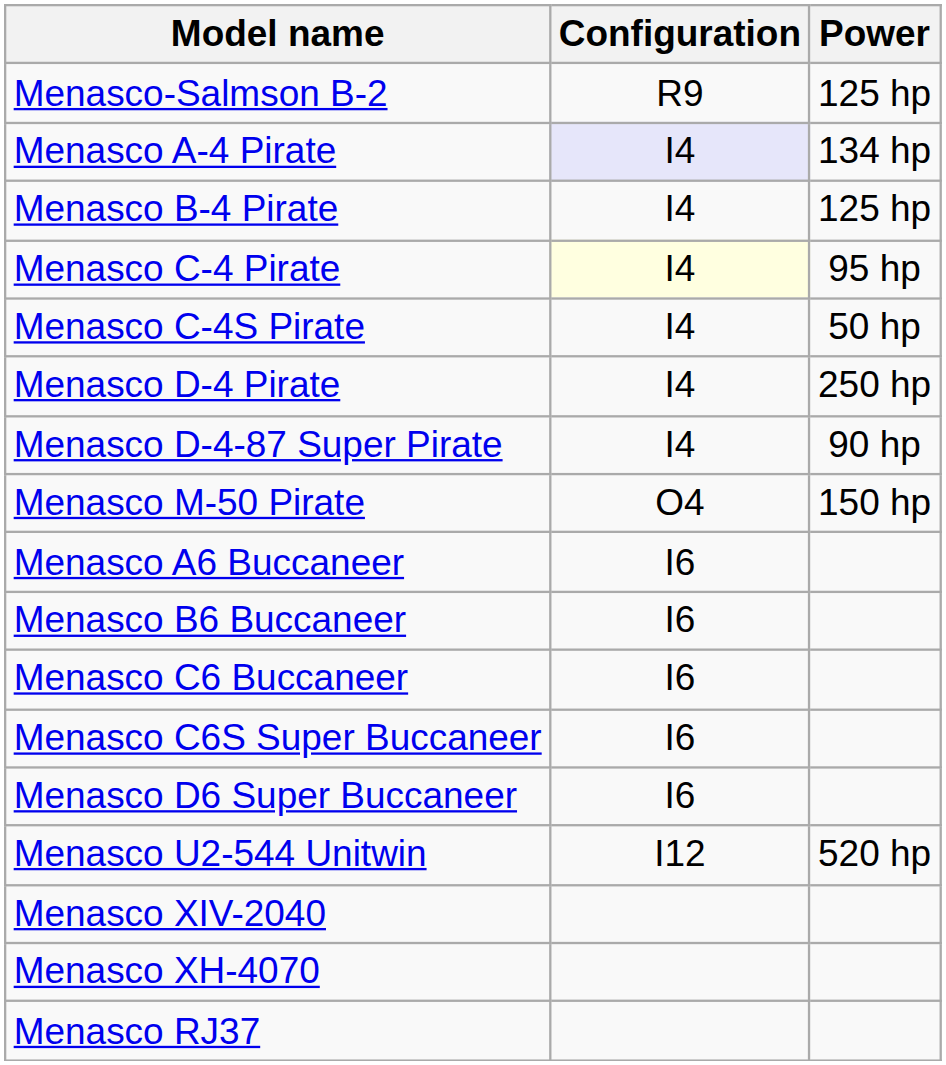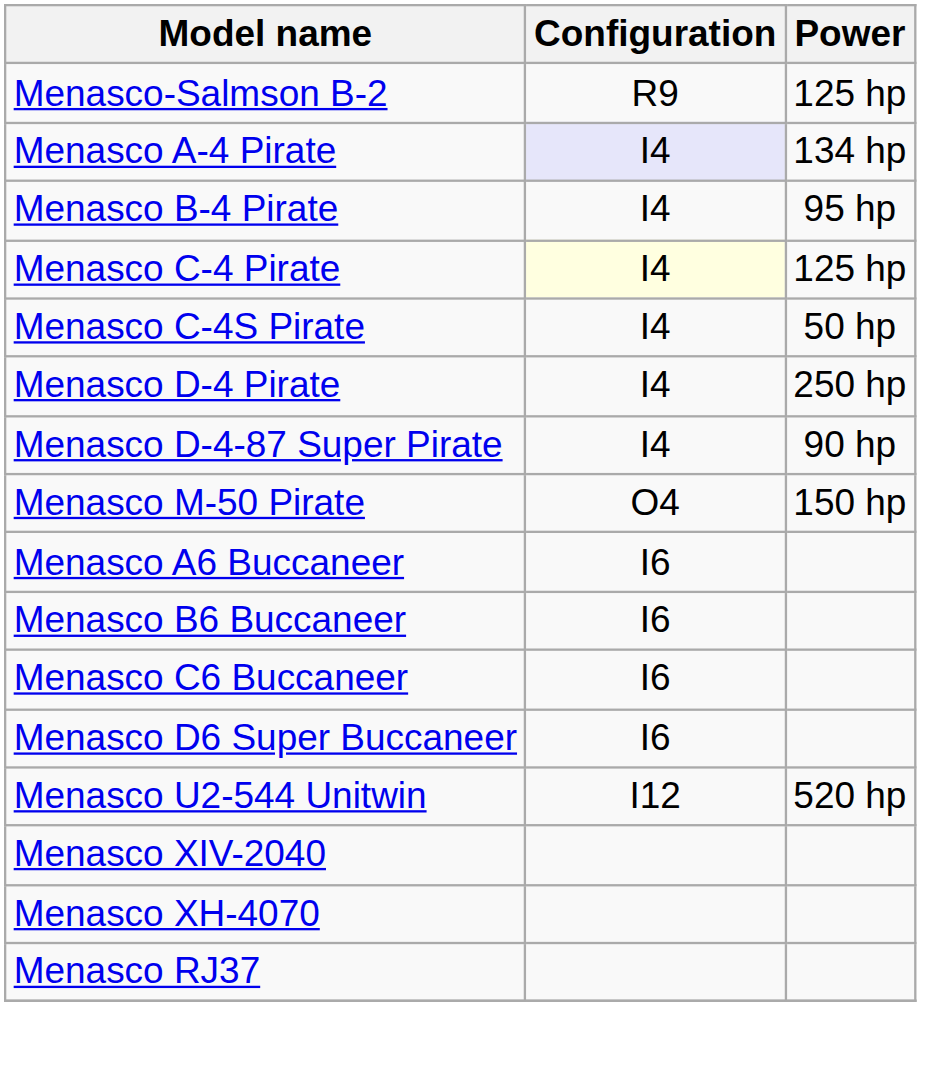(875, 209) 125 hp -> (850, 209) 95 hp
(875, 268) 95 hp -> (850, 268) 125 hp
- row: (278, 737)
